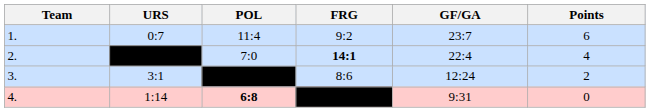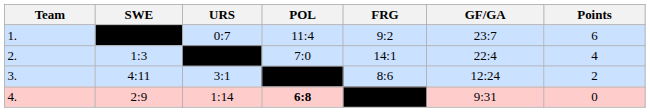+ column: (139, 14)
(344, 55) bold -> (385, 55) normal
